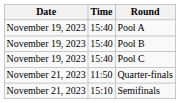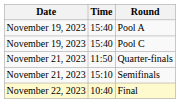- row: (131, 43)
+ row: (128, 91)
